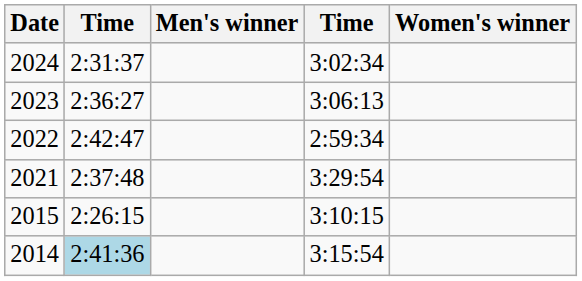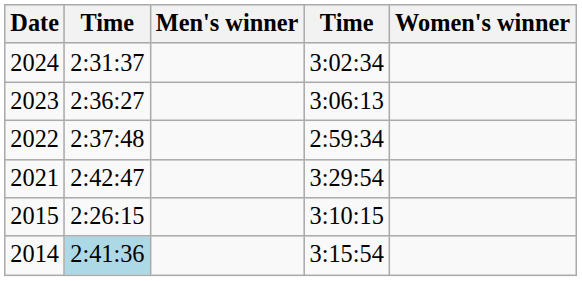(107, 139) 2:42:47 -> (107, 139) 2:37:48
(107, 178) 2:37:48 -> (107, 178) 2:42:47
